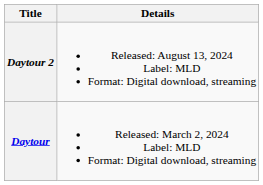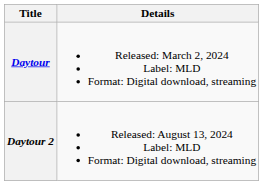rows swapped: (30, 141) <-> (30, 62)
